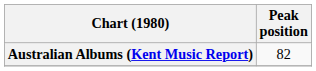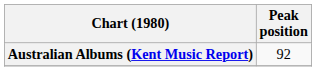(284, 54) 82 -> (284, 54) 92
